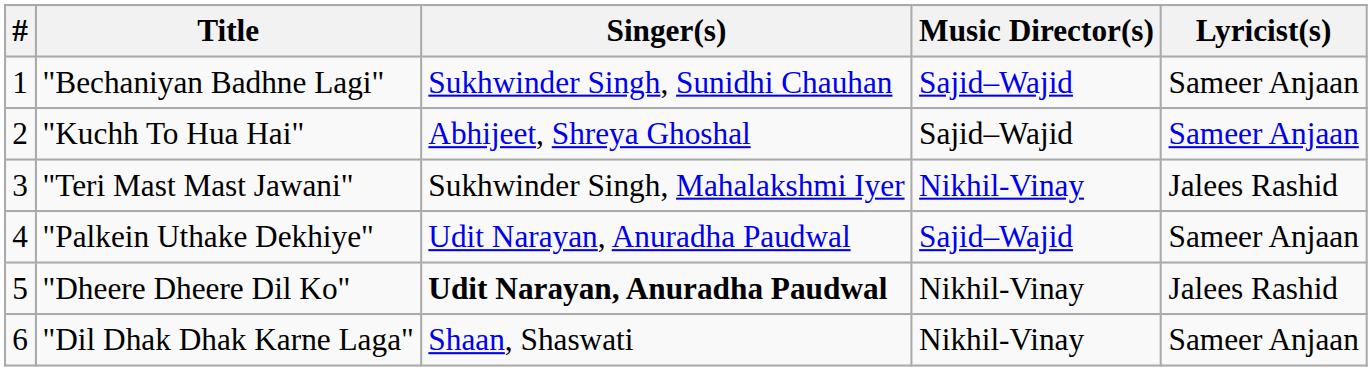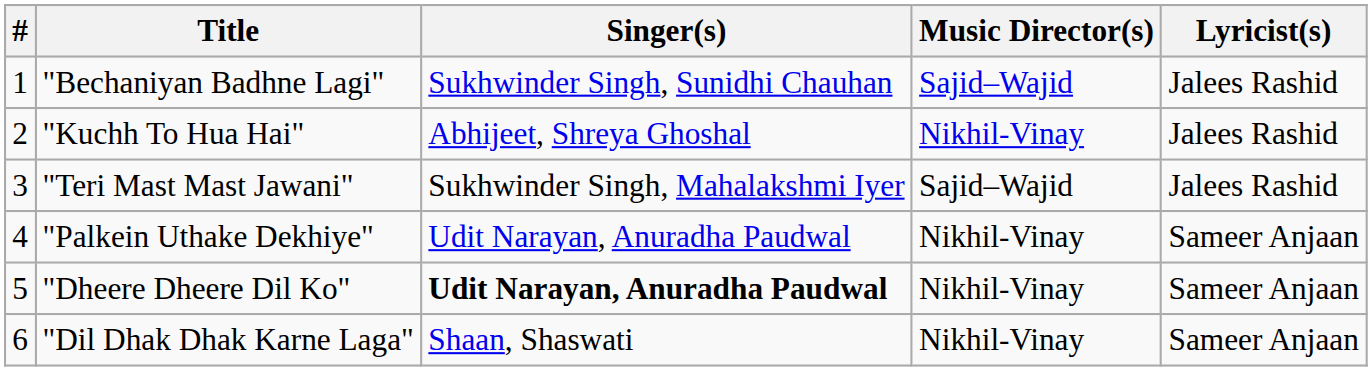(1264, 82) Sameer Anjaan -> (1253, 82) Jalees Rashid
(996, 133) Sajid–Wajid -> (1002, 133) Nikhil-Vinay
(1264, 133) Sameer Anjaan -> (1253, 133) Jalees Rashid
(1002, 185) Nikhil-Vinay -> (996, 185) Sajid–Wajid
(996, 237) Sajid–Wajid -> (1002, 237) Nikhil-Vinay
(1253, 288) Jalees Rashid -> (1264, 288) Sameer Anjaan
